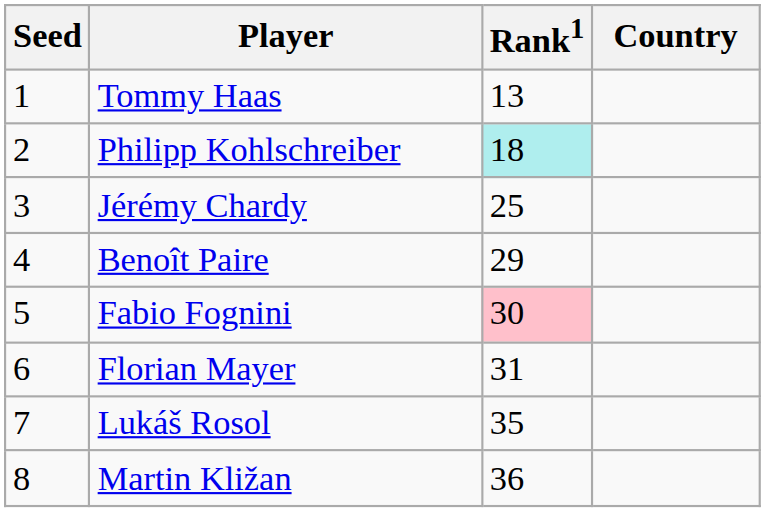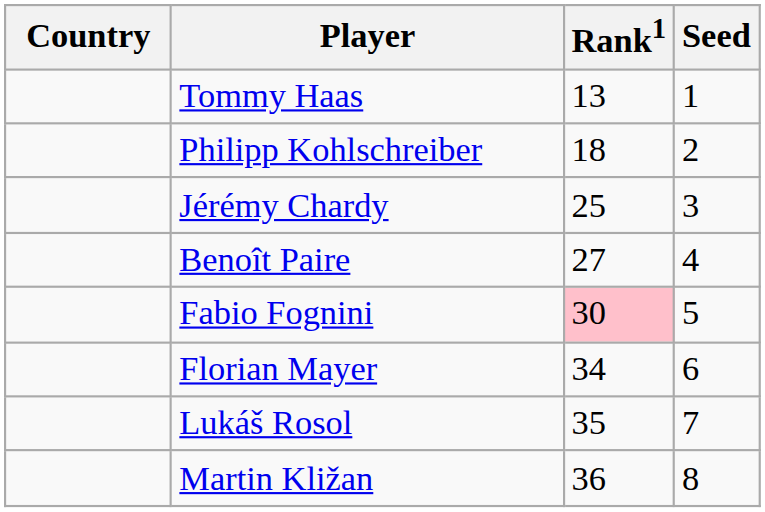columns swapped: (676, 36) <-> (47, 36)
(507, 150) paleturquoise background -> (589, 150) no background
(507, 259) 29 -> (589, 259) 27
(507, 368) 31 -> (589, 368) 34
